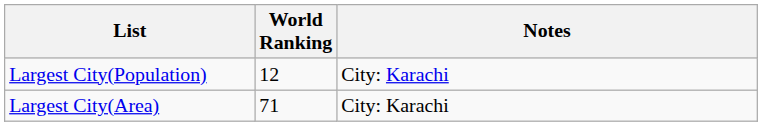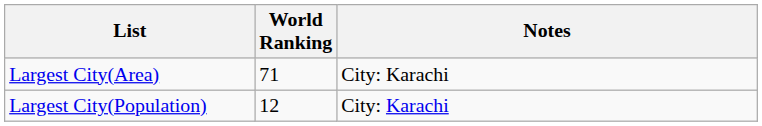rows swapped: (108, 74) <-> (84, 105)
